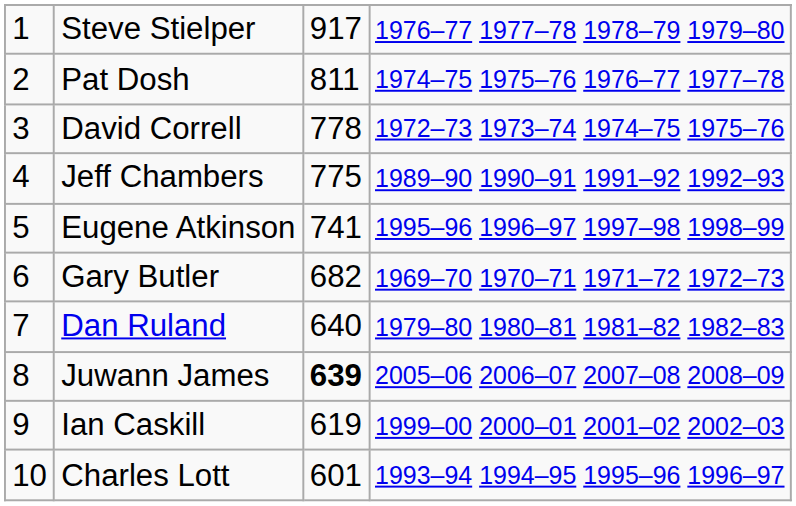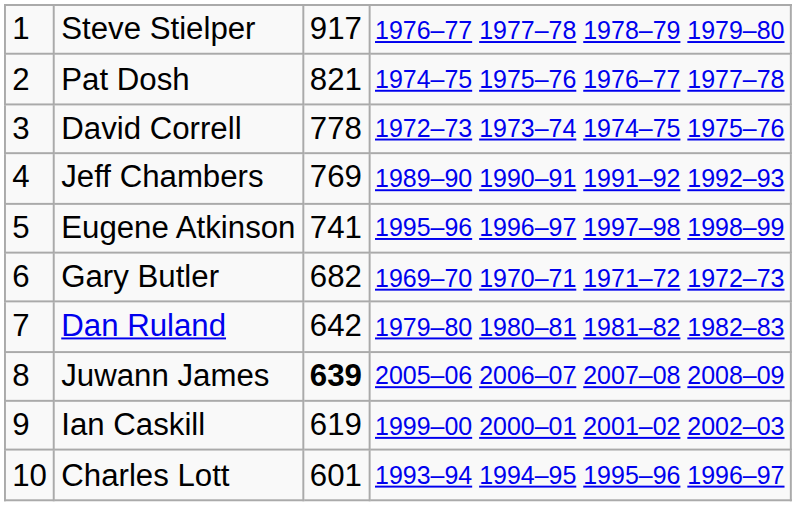(335, 78) 811 -> (336, 78) 821
(336, 177) 775 -> (336, 177) 769
(336, 326) 640 -> (336, 326) 642
